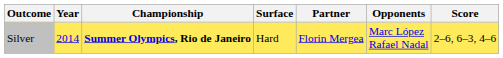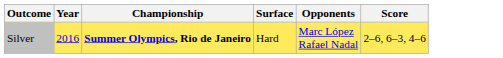- column: (331, 13)
(68, 37) 2014 -> (68, 37) 2016
